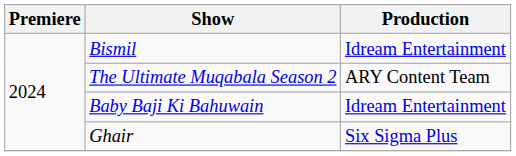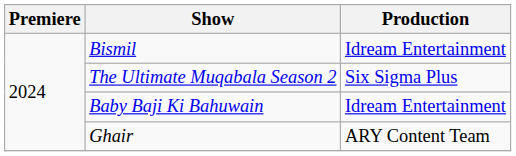(417, 77) ARY Content Team -> (401, 77) Six Sigma Plus
(401, 135) Six Sigma Plus -> (417, 135) ARY Content Team
